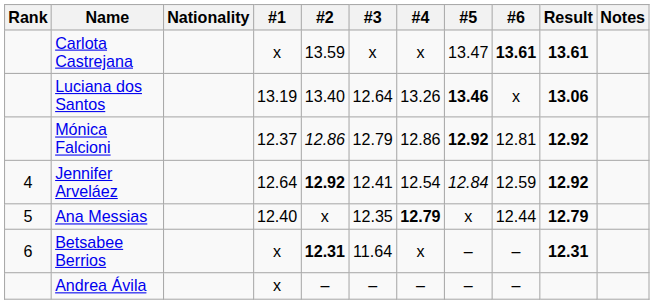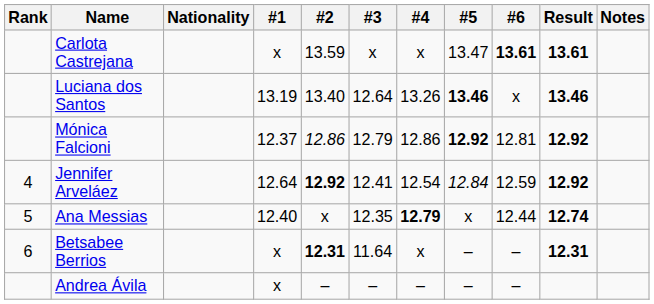(568, 96) 13.06 -> (568, 96) 13.46
(568, 217) 12.79 -> (568, 217) 12.74
